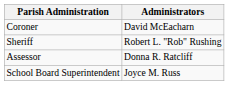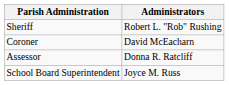rows swapped: (20, 42) <-> (22, 27)
